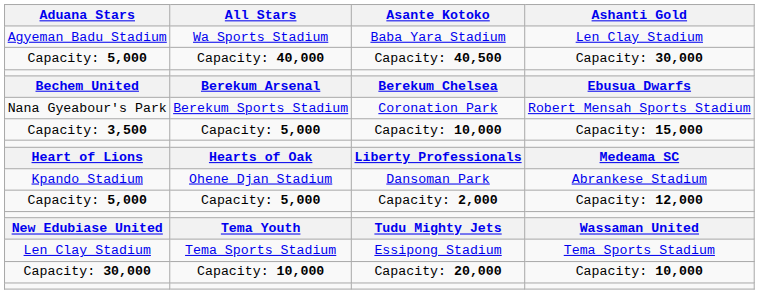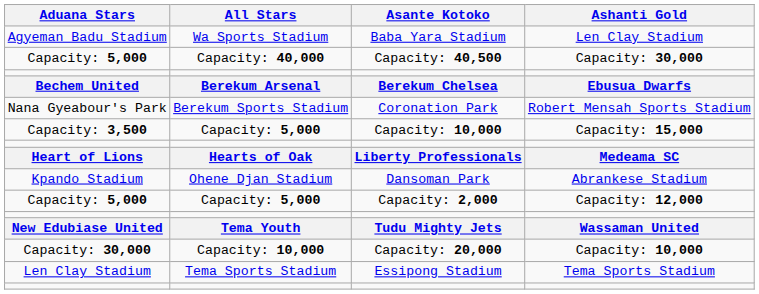rows swapped: (438, 250) <-> (438, 272)
